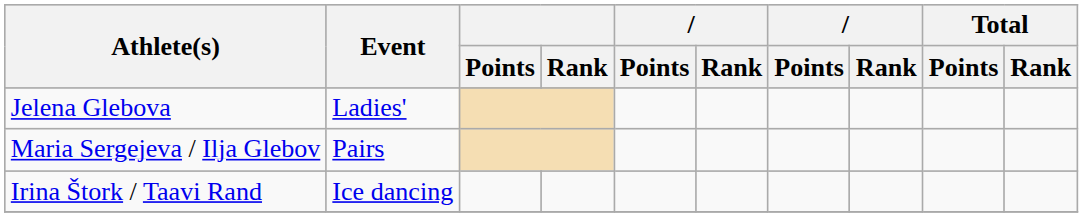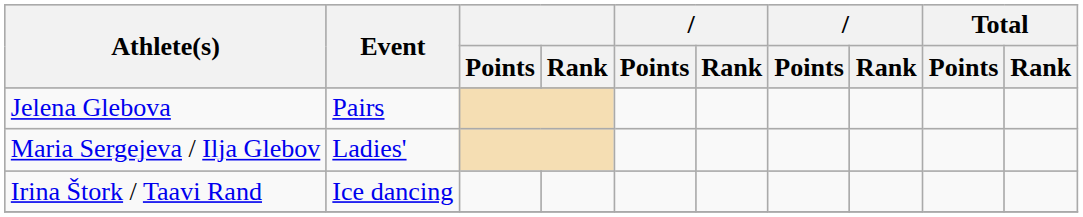(369, 107) Ladies' -> (358, 107) Pairs
(358, 149) Pairs -> (369, 149) Ladies'
